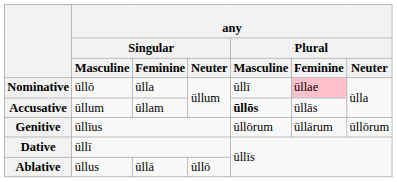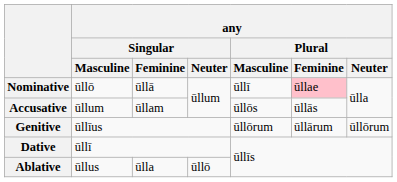(145, 87) ūlla -> (145, 87) ūllā
(246, 107) bold -> (246, 107) normal
(145, 166) ūllā -> (145, 166) ūlla
